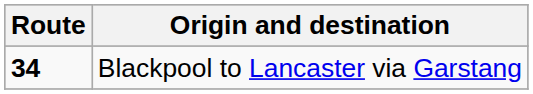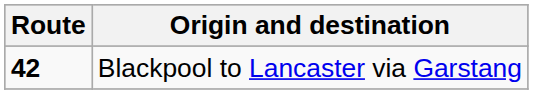(26, 67) 34 -> (26, 67) 42
